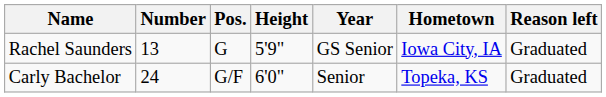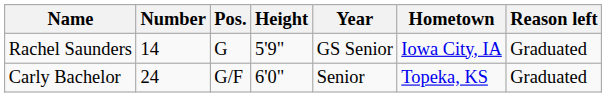(150, 48) 13 -> (150, 48) 14
